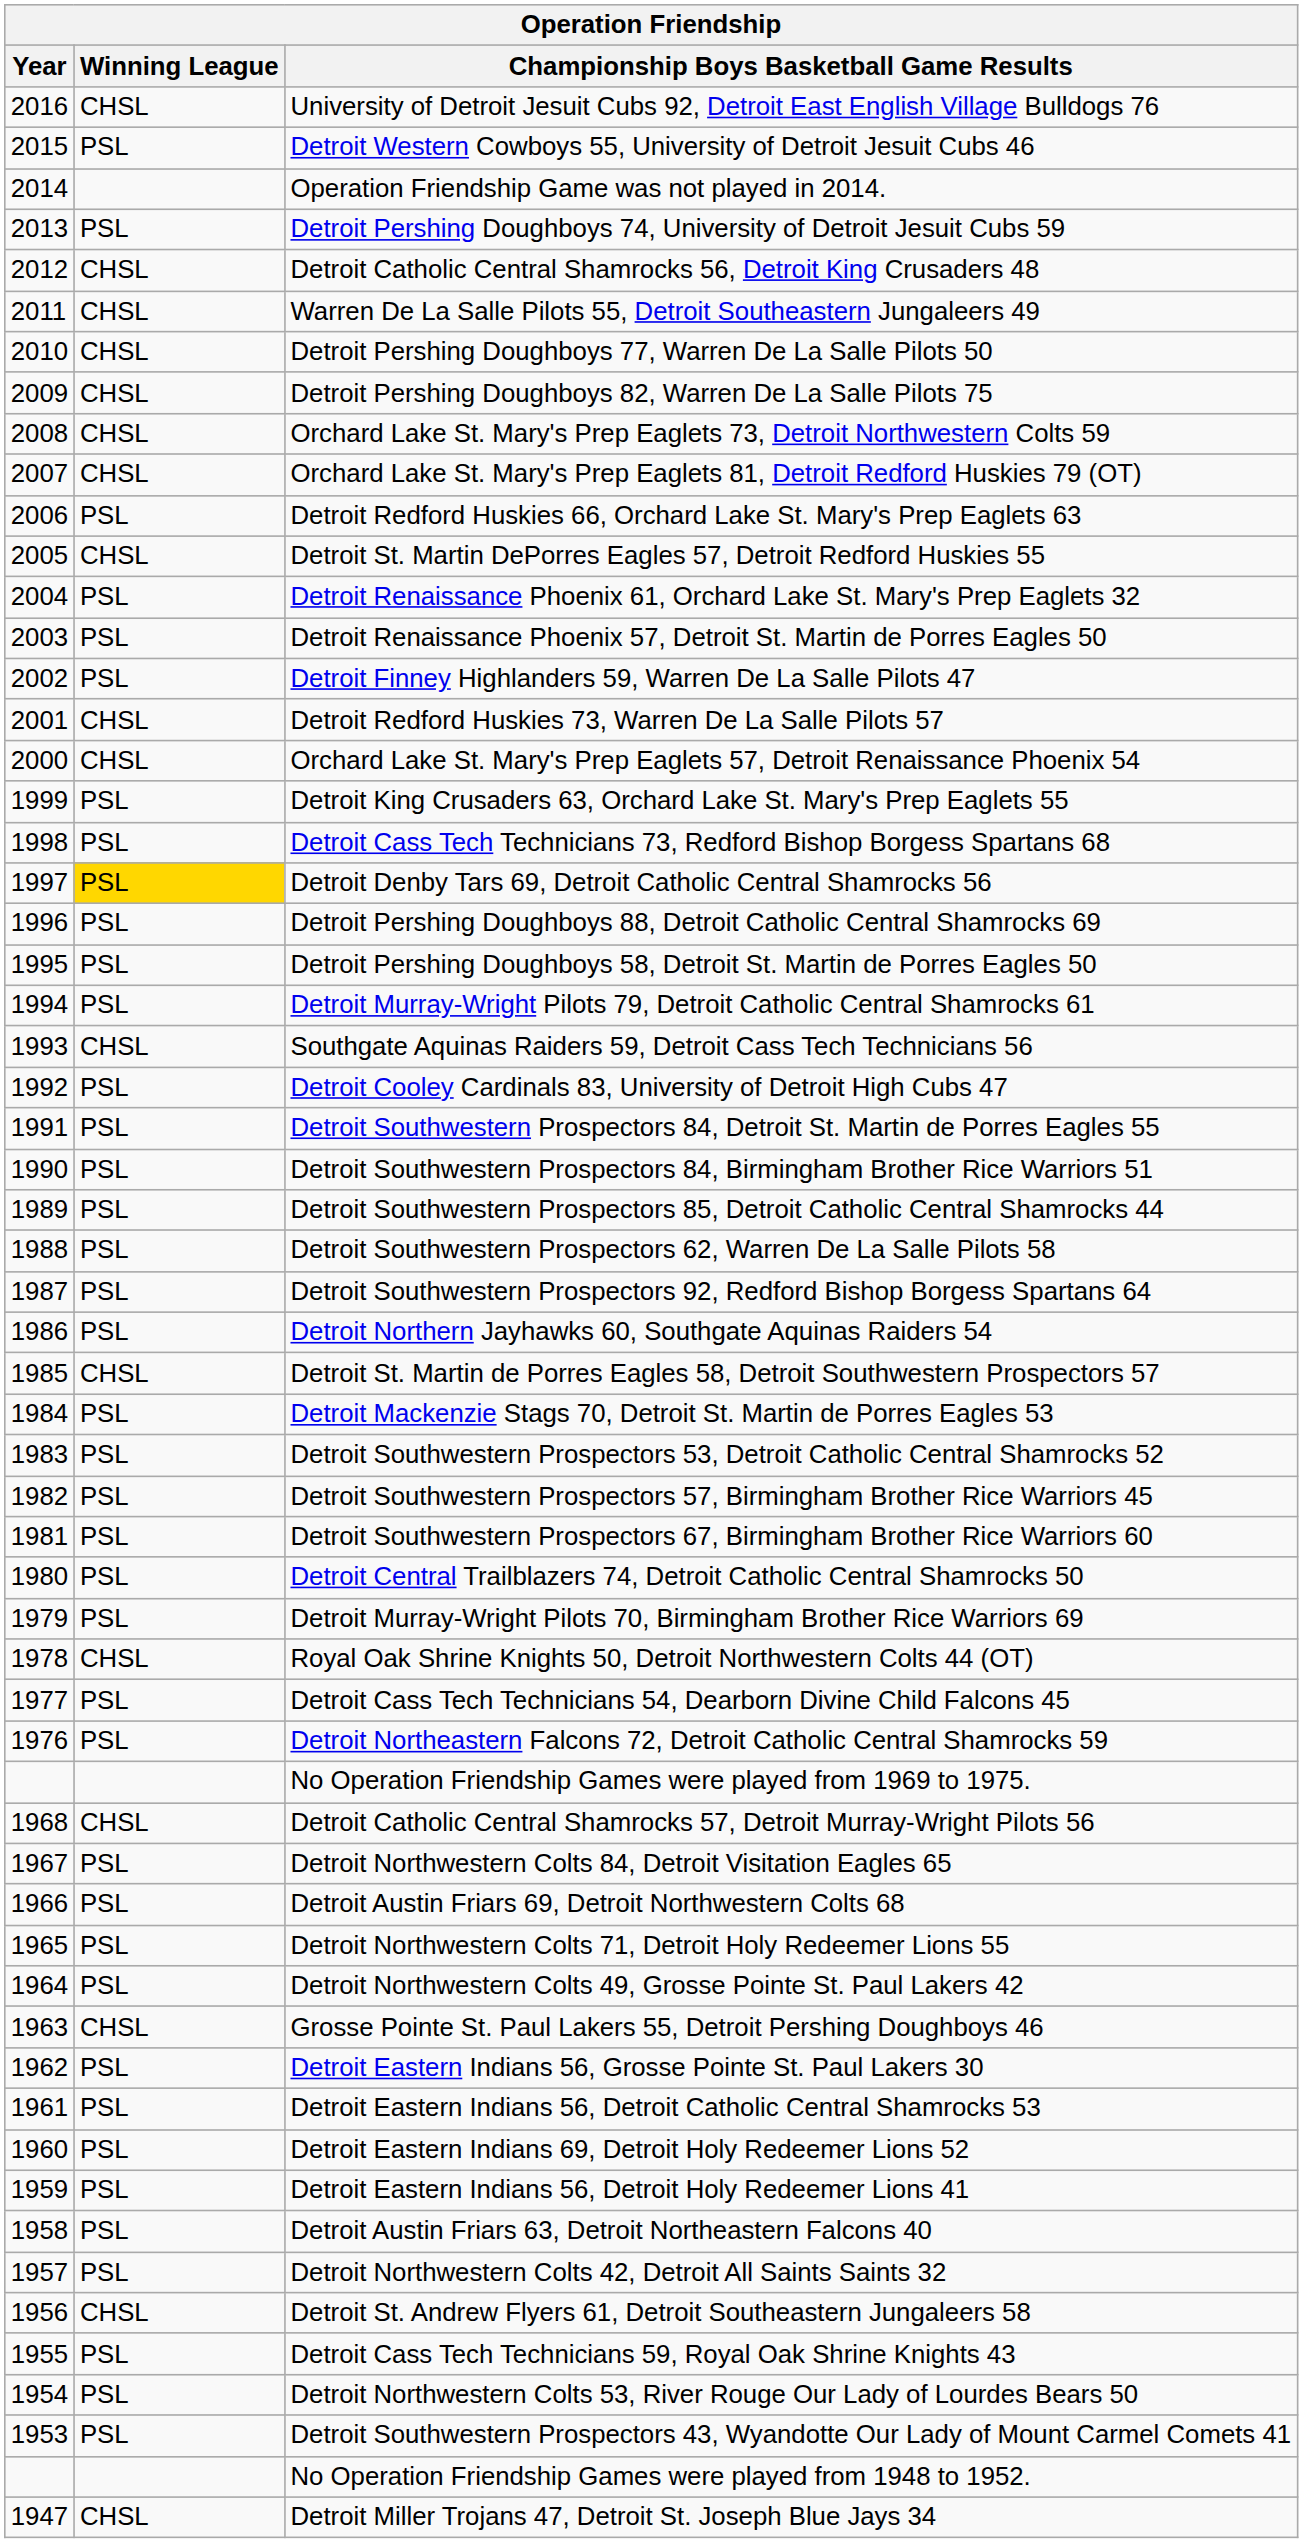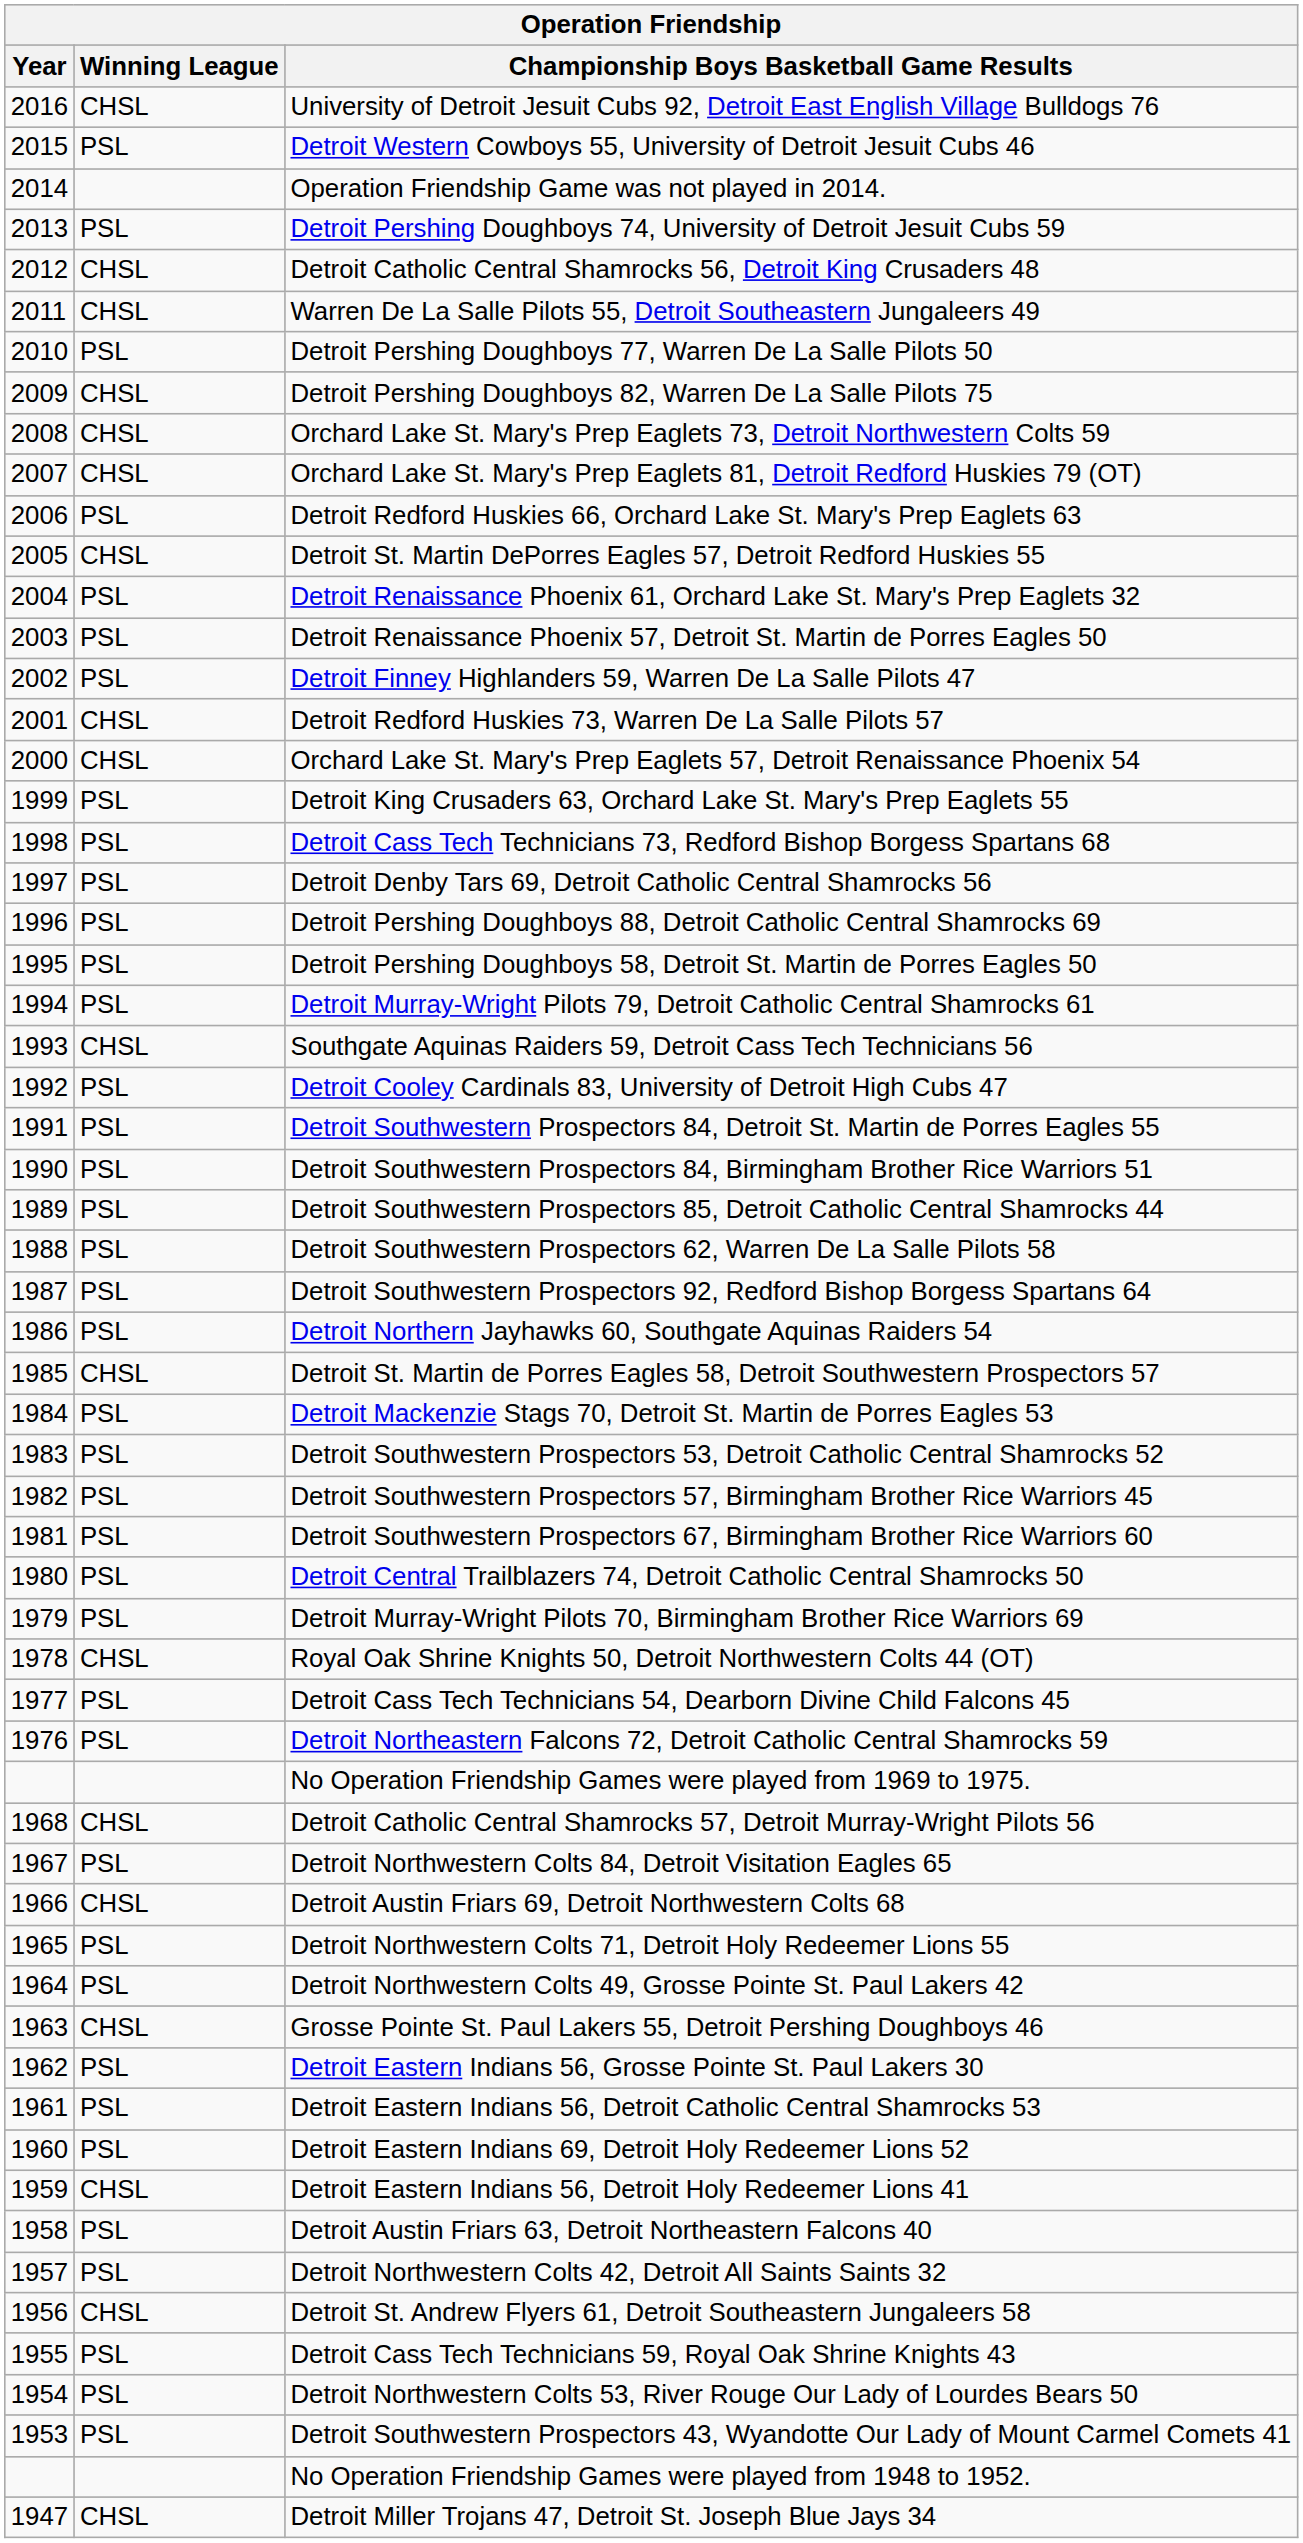(114, 351) CHSL -> (104, 351) PSL
(104, 882) gold background -> (104, 882) no background
(104, 1904) PSL -> (114, 1904) CHSL
(104, 2190) PSL -> (114, 2190) CHSL
